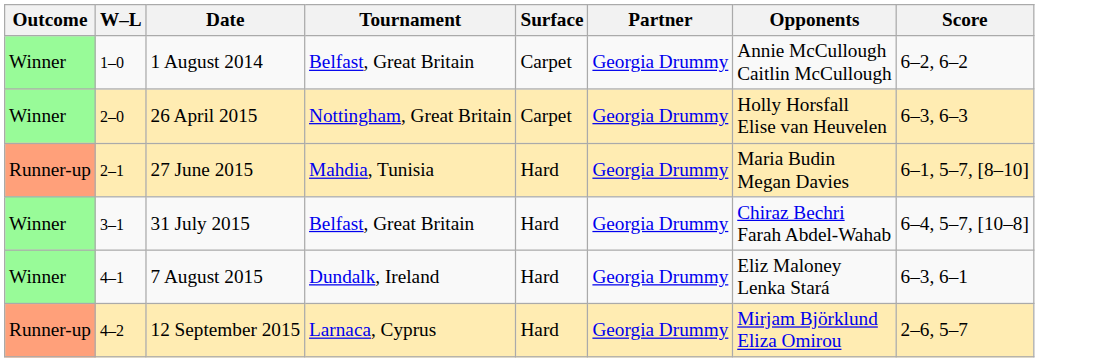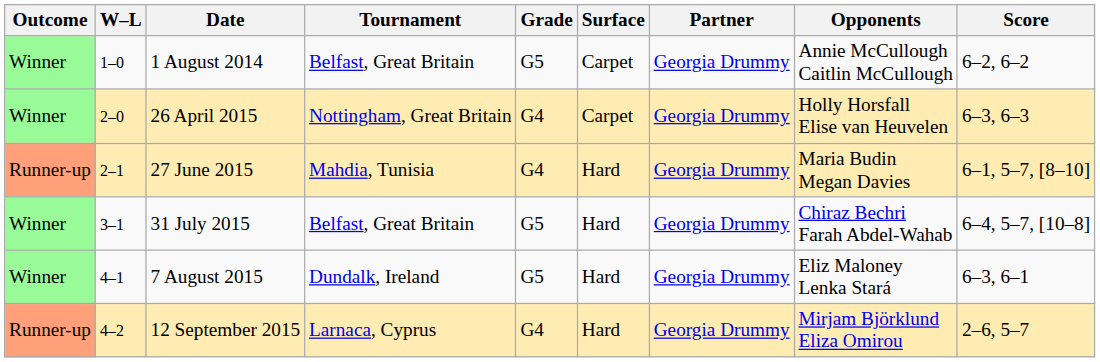+ column: (547, 19)
